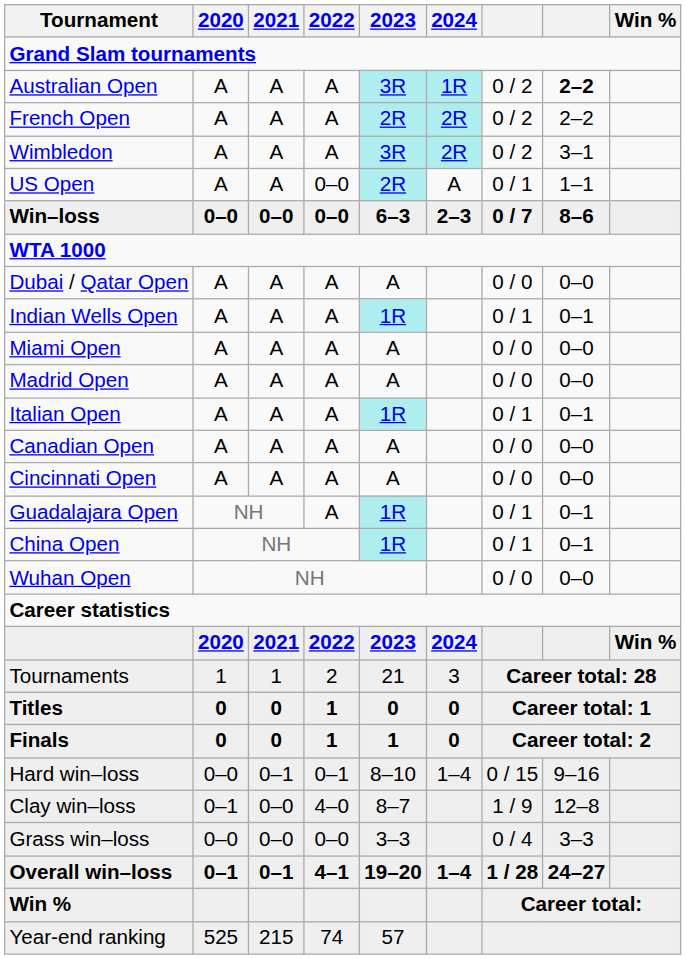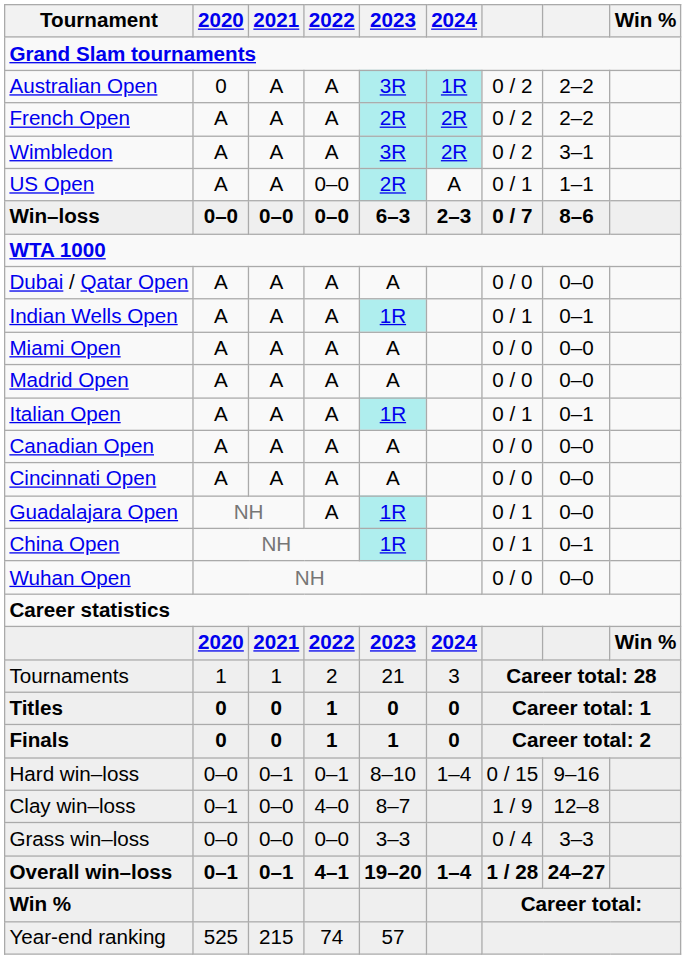(221, 86) A -> (221, 86) 0
(576, 86) bold -> (576, 86) normal
(576, 511) 0–1 -> (576, 511) 0–0
